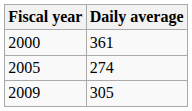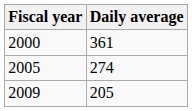(102, 93) 305 -> (102, 93) 205
